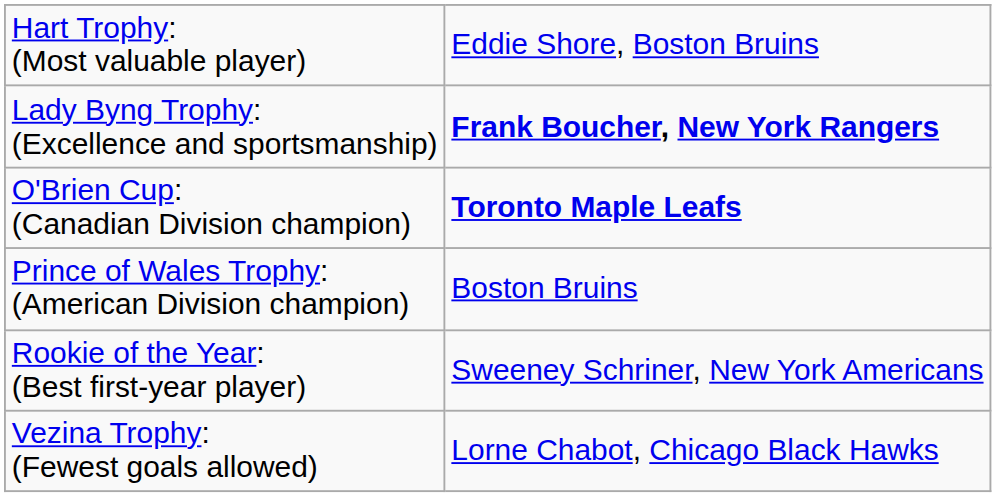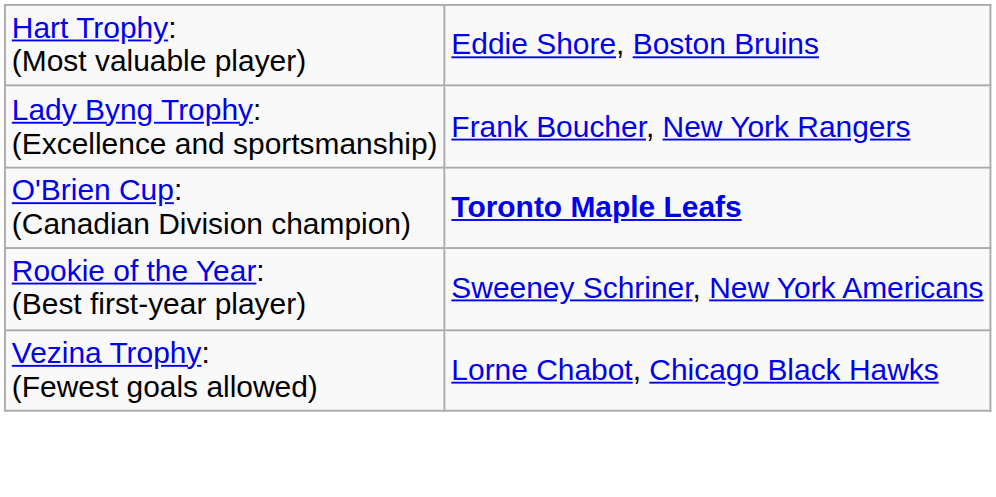(695, 126) bold -> (681, 126) normal
- row: (211, 288)
